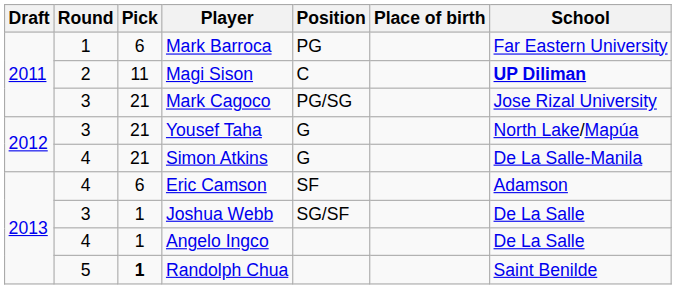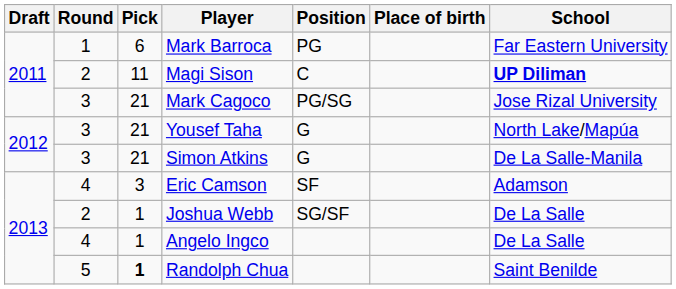(86, 158) 4 -> (86, 158) 3
(140, 185) 6 -> (140, 185) 3
(86, 213) 3 -> (86, 213) 2
